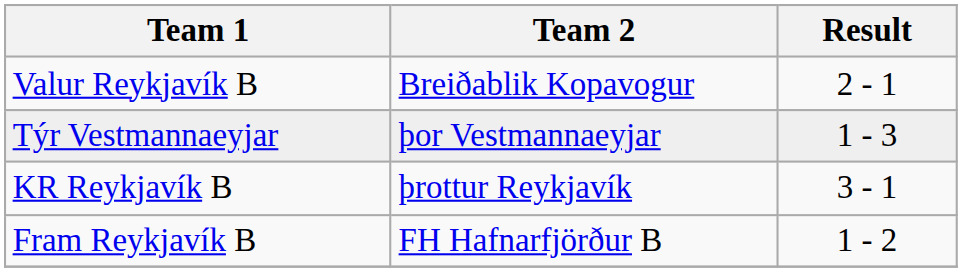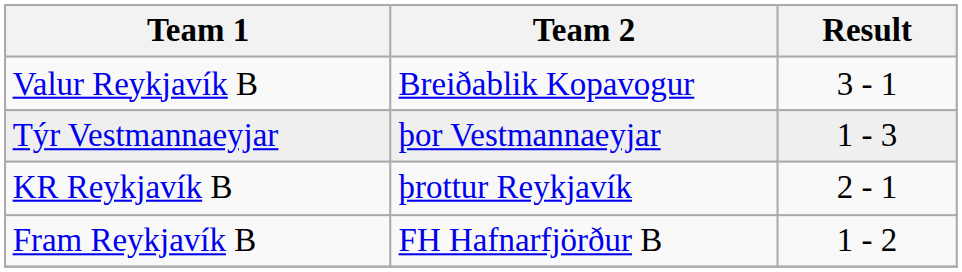(867, 82) 2 - 1 -> (867, 82) 3 - 1
(867, 187) 3 - 1 -> (867, 187) 2 - 1
